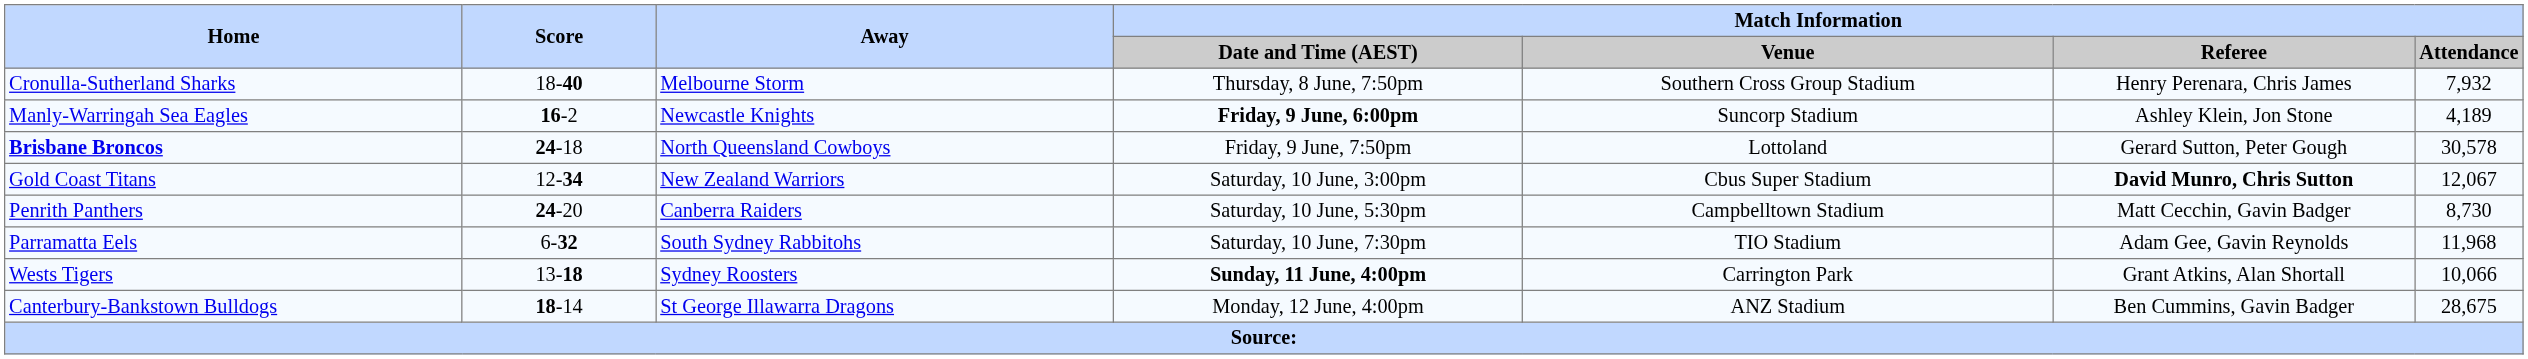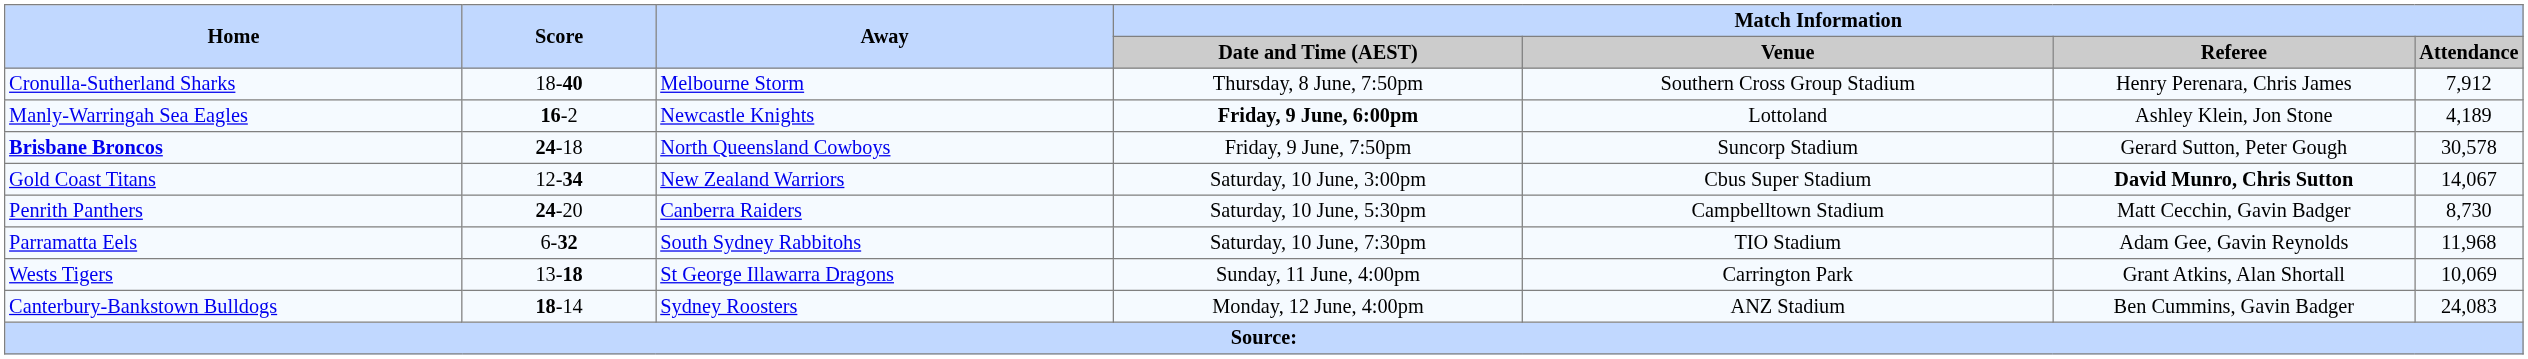(2469, 83) 7,932 -> (2469, 83) 7,912
(1788, 115) Suncorp Stadium -> (1788, 115) Lottoland
(1788, 147) Lottoland -> (1788, 147) Suncorp Stadium
(2469, 179) 12,067 -> (2469, 179) 14,067
(729, 274) Sydney Roosters -> (777, 274) St George Illawarra Dragons
(1318, 274) bold -> (1318, 274) normal
(2469, 274) 10,066 -> (2469, 274) 10,069
(777, 306) St George Illawarra Dragons -> (729, 306) Sydney Roosters
(2469, 306) 28,675 -> (2469, 306) 24,083
